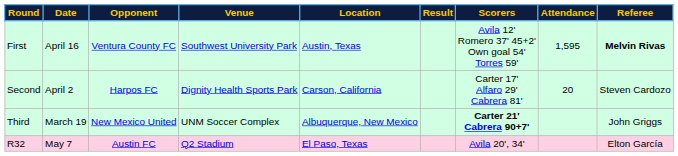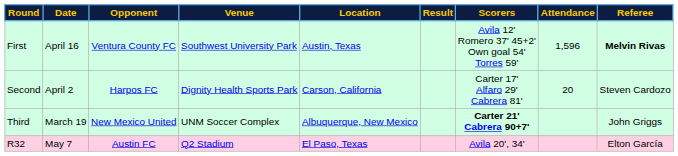(568, 46) 1,595 -> (568, 46) 1,596
